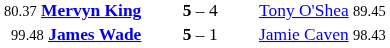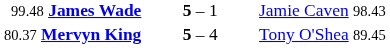rows swapped: (73, 10) <-> (76, 34)
